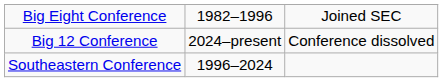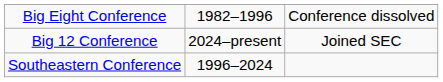(361, 16) Joined SEC -> (361, 16) Conference dissolved
(361, 40) Conference dissolved -> (361, 40) Joined SEC
